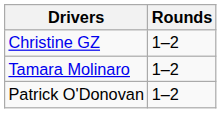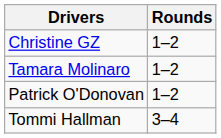+ row: (65, 120)
